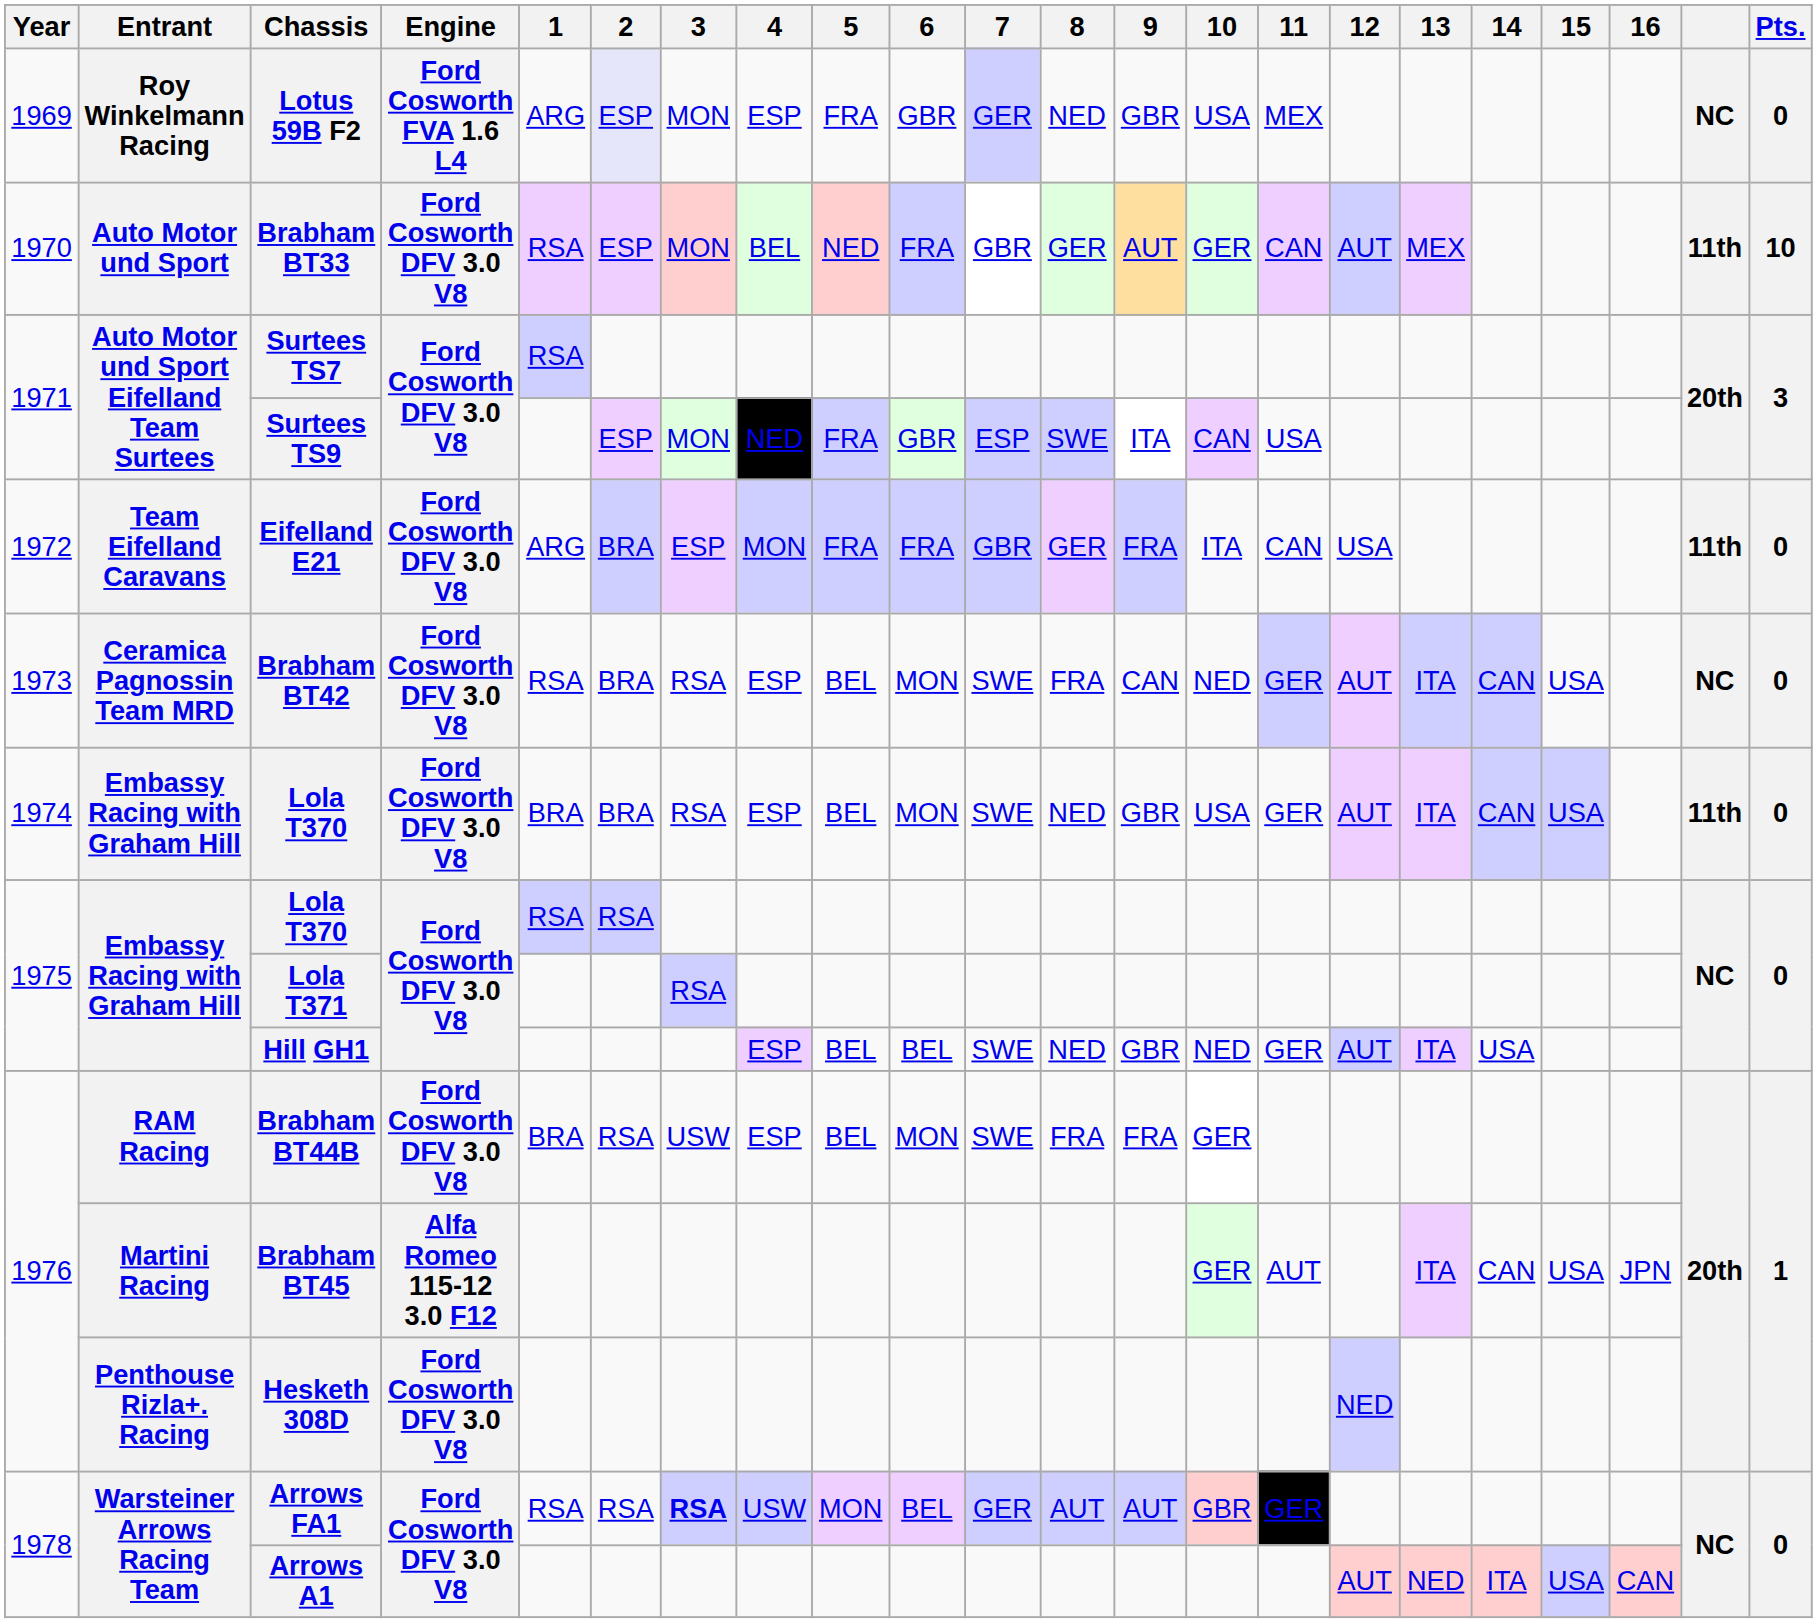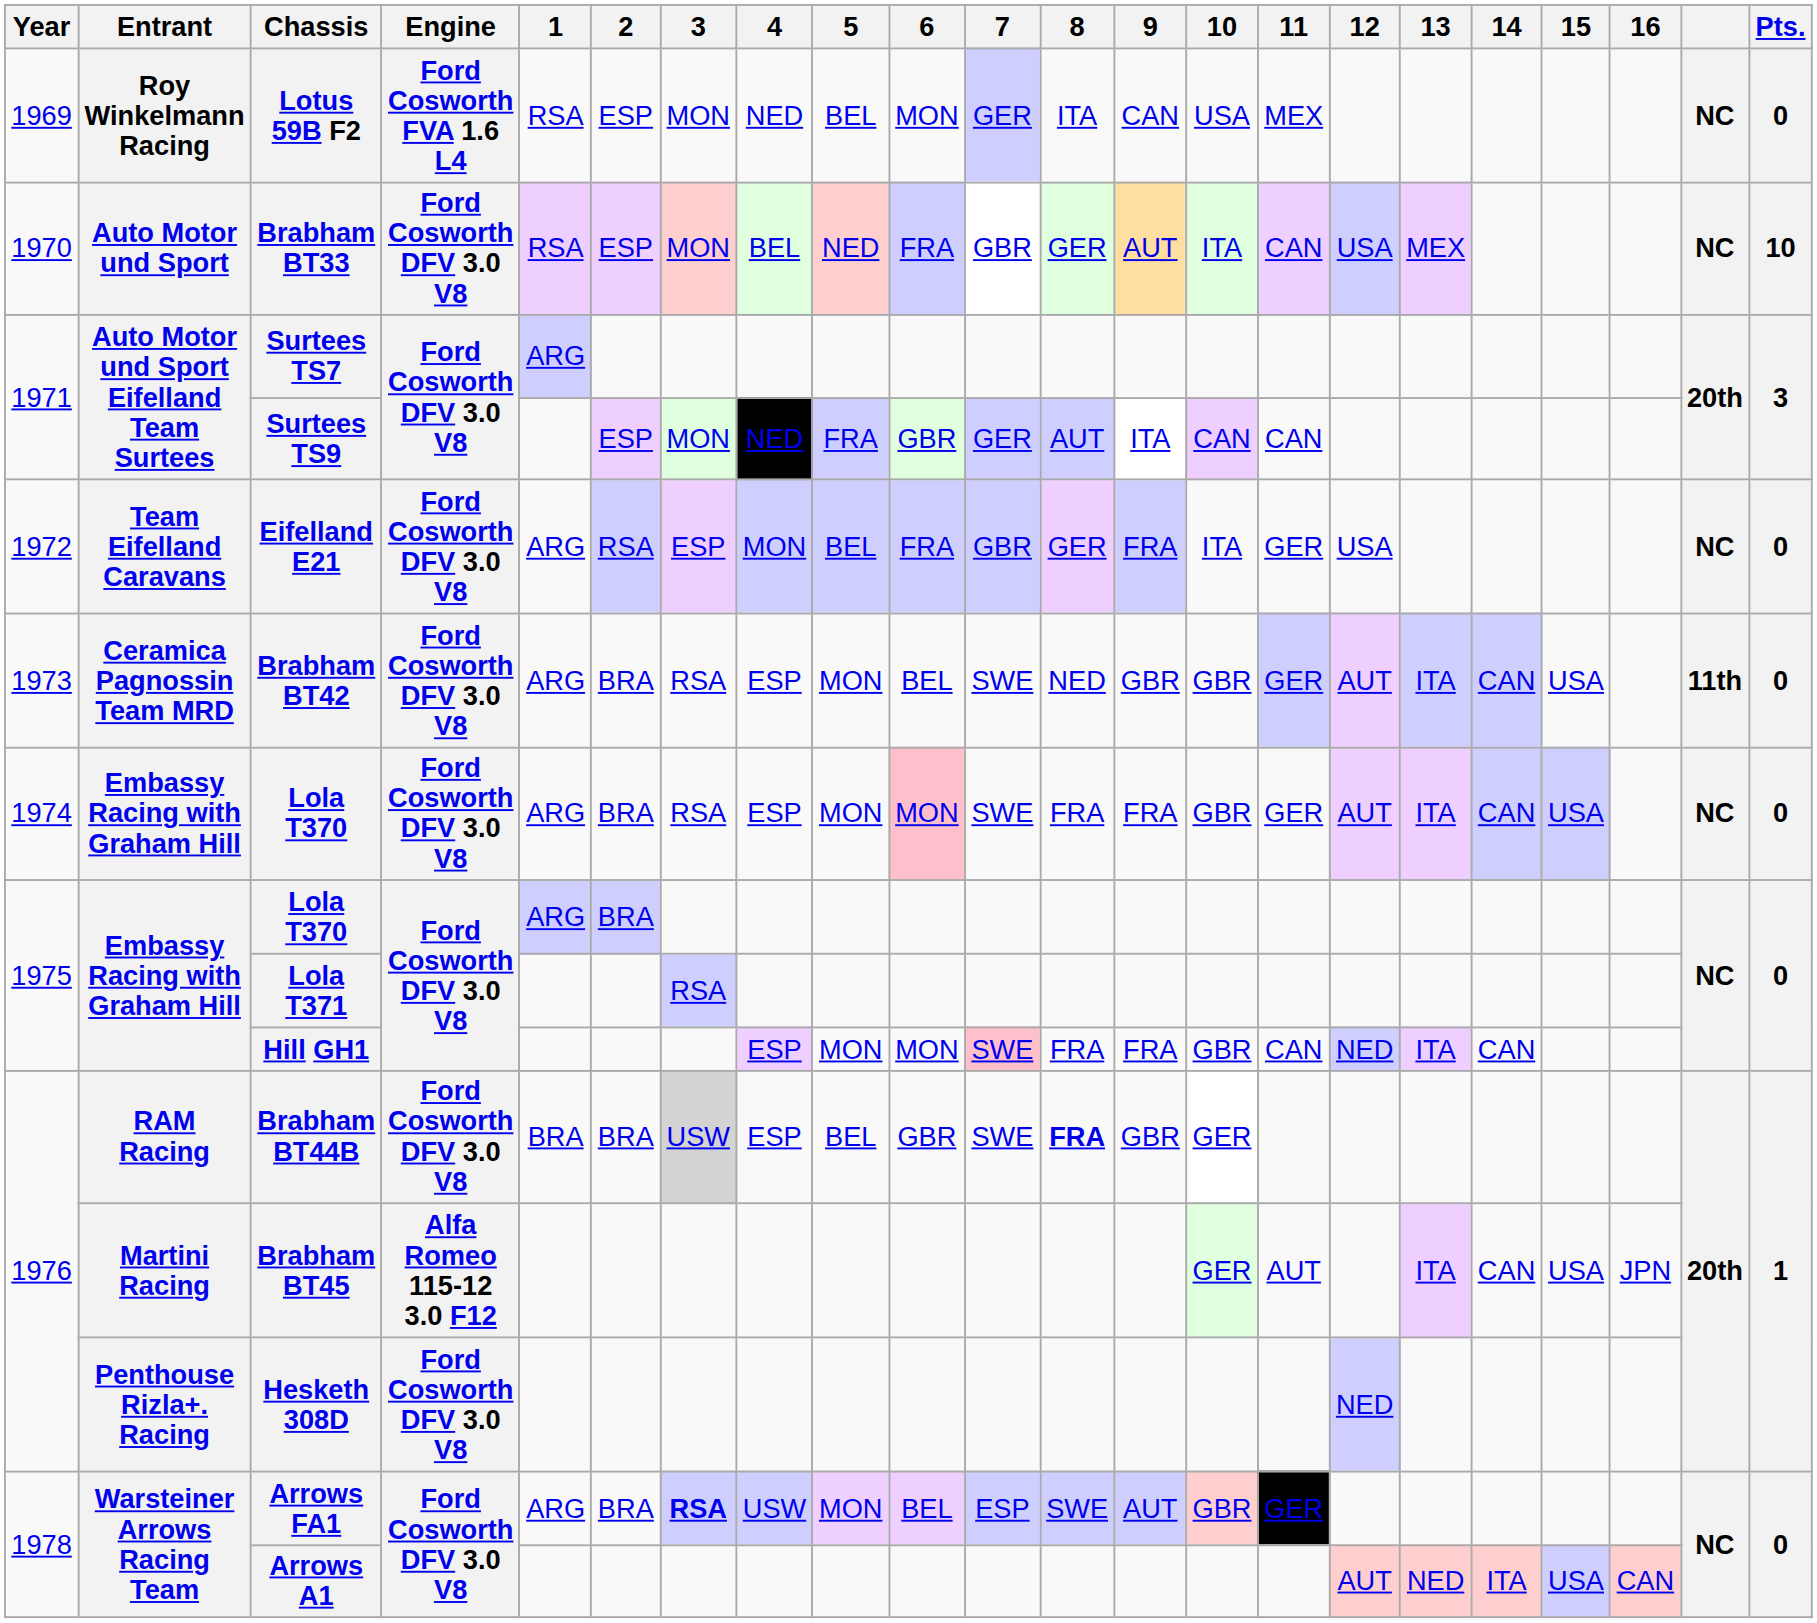(556, 115) ARG -> (556, 115) RSA
(626, 115) lavender background -> (626, 115) no background
(774, 115) ESP -> (774, 115) NED
(851, 115) FRA -> (851, 115) BEL
(927, 115) GBR -> (927, 115) MON
(1077, 115) NED -> (1077, 115) ITA
(1150, 115) GBR -> (1150, 115) CAN
(1222, 249) GER -> (1222, 249) ITA
(1365, 249) AUT -> (1365, 249) USA
(1715, 249) 11th -> (1715, 249) NC
(556, 357) RSA -> (556, 357) ARG
(1002, 439) ESP -> (1002, 439) GER
(1077, 439) SWE -> (1077, 439) AUT
(1294, 439) USA -> (1294, 439) CAN
(626, 547) BRA -> (626, 547) RSA
(851, 547) FRA -> (851, 547) BEL
(1294, 547) CAN -> (1294, 547) GER
(1715, 547) 11th -> (1715, 547) NC
(556, 680) RSA -> (556, 680) ARG
(851, 680) BEL -> (851, 680) MON
(927, 680) MON -> (927, 680) BEL
(1077, 680) FRA -> (1077, 680) NED
(1150, 680) CAN -> (1150, 680) GBR
(1222, 680) NED -> (1222, 680) GBR
(1715, 680) NC -> (1715, 680) 11th
(556, 814) BRA -> (556, 814) ARG
(851, 814) BEL -> (851, 814) MON
(927, 814) no background -> (927, 814) pink background
(1077, 814) NED -> (1077, 814) FRA
(1150, 814) GBR -> (1150, 814) FRA
(1222, 814) USA -> (1222, 814) GBR
(1715, 814) 11th -> (1715, 814) NC
(556, 917) RSA -> (556, 917) ARG
(626, 917) RSA -> (626, 917) BRA
(851, 1049) BEL -> (851, 1049) MON
(927, 1049) BEL -> (927, 1049) MON
(1002, 1049) no background -> (1002, 1049) pink background
(1077, 1049) NED -> (1077, 1049) FRA
(1150, 1049) GBR -> (1150, 1049) FRA
(1222, 1049) NED -> (1222, 1049) GBR
(1294, 1049) GER -> (1294, 1049) CAN
(1365, 1049) AUT -> (1365, 1049) NED
(1507, 1049) USA -> (1507, 1049) CAN
(626, 1137) RSA -> (626, 1137) BRA
(698, 1137) no background -> (698, 1137) lightgrey background
(927, 1137) MON -> (927, 1137) GBR
(1077, 1137) normal -> (1077, 1137) bold
(1150, 1137) FRA -> (1150, 1137) GBR
(556, 1508) RSA -> (556, 1508) ARG
(626, 1508) RSA -> (626, 1508) BRA
(1002, 1508) GER -> (1002, 1508) ESP
(1077, 1508) AUT -> (1077, 1508) SWE
